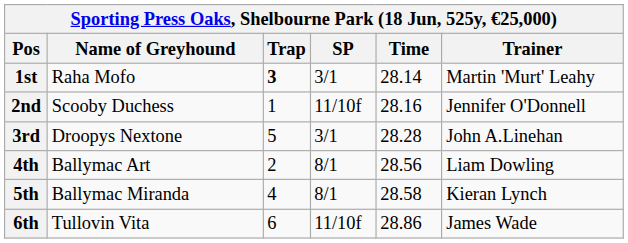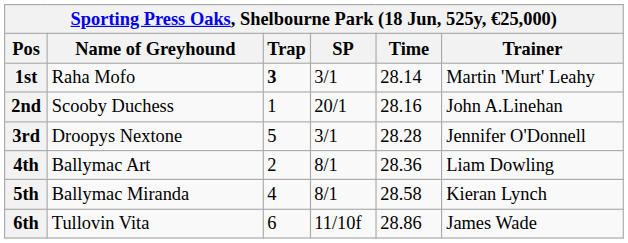(338, 106) 11/10f -> (331, 106) 20/1
(516, 106) Jennifer O'Donnell -> (504, 106) John A.Linehan
(504, 135) John A.Linehan -> (516, 135) Jennifer O'Donnell
(401, 164) 28.56 -> (401, 164) 28.36
